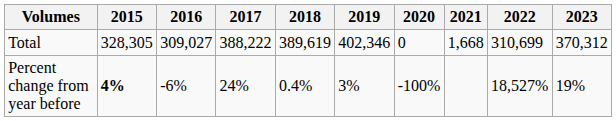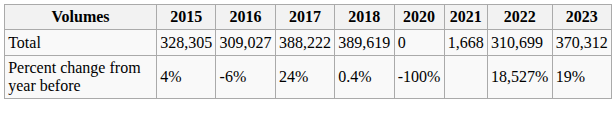- column: (364, 17)
(113, 85) bold -> (171, 76) normal
